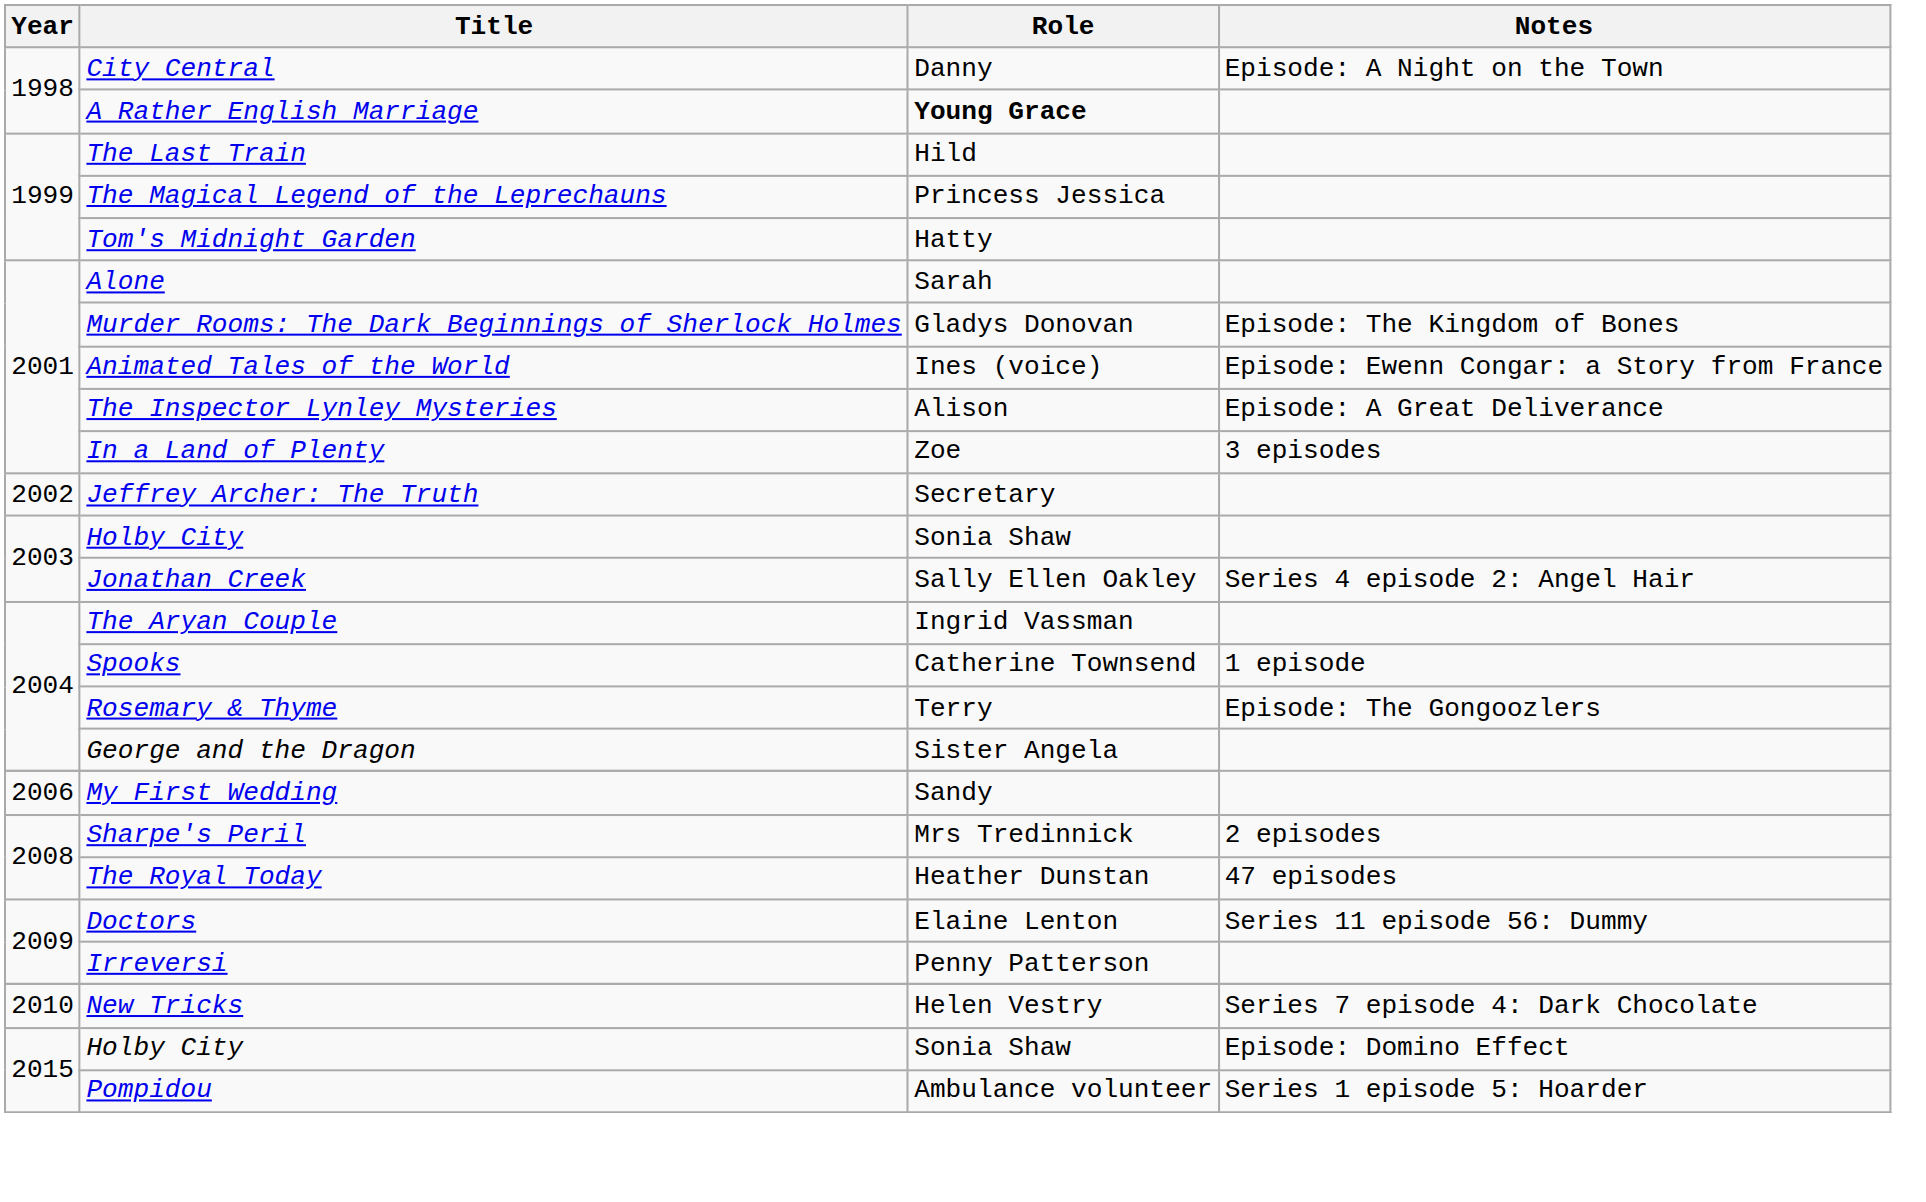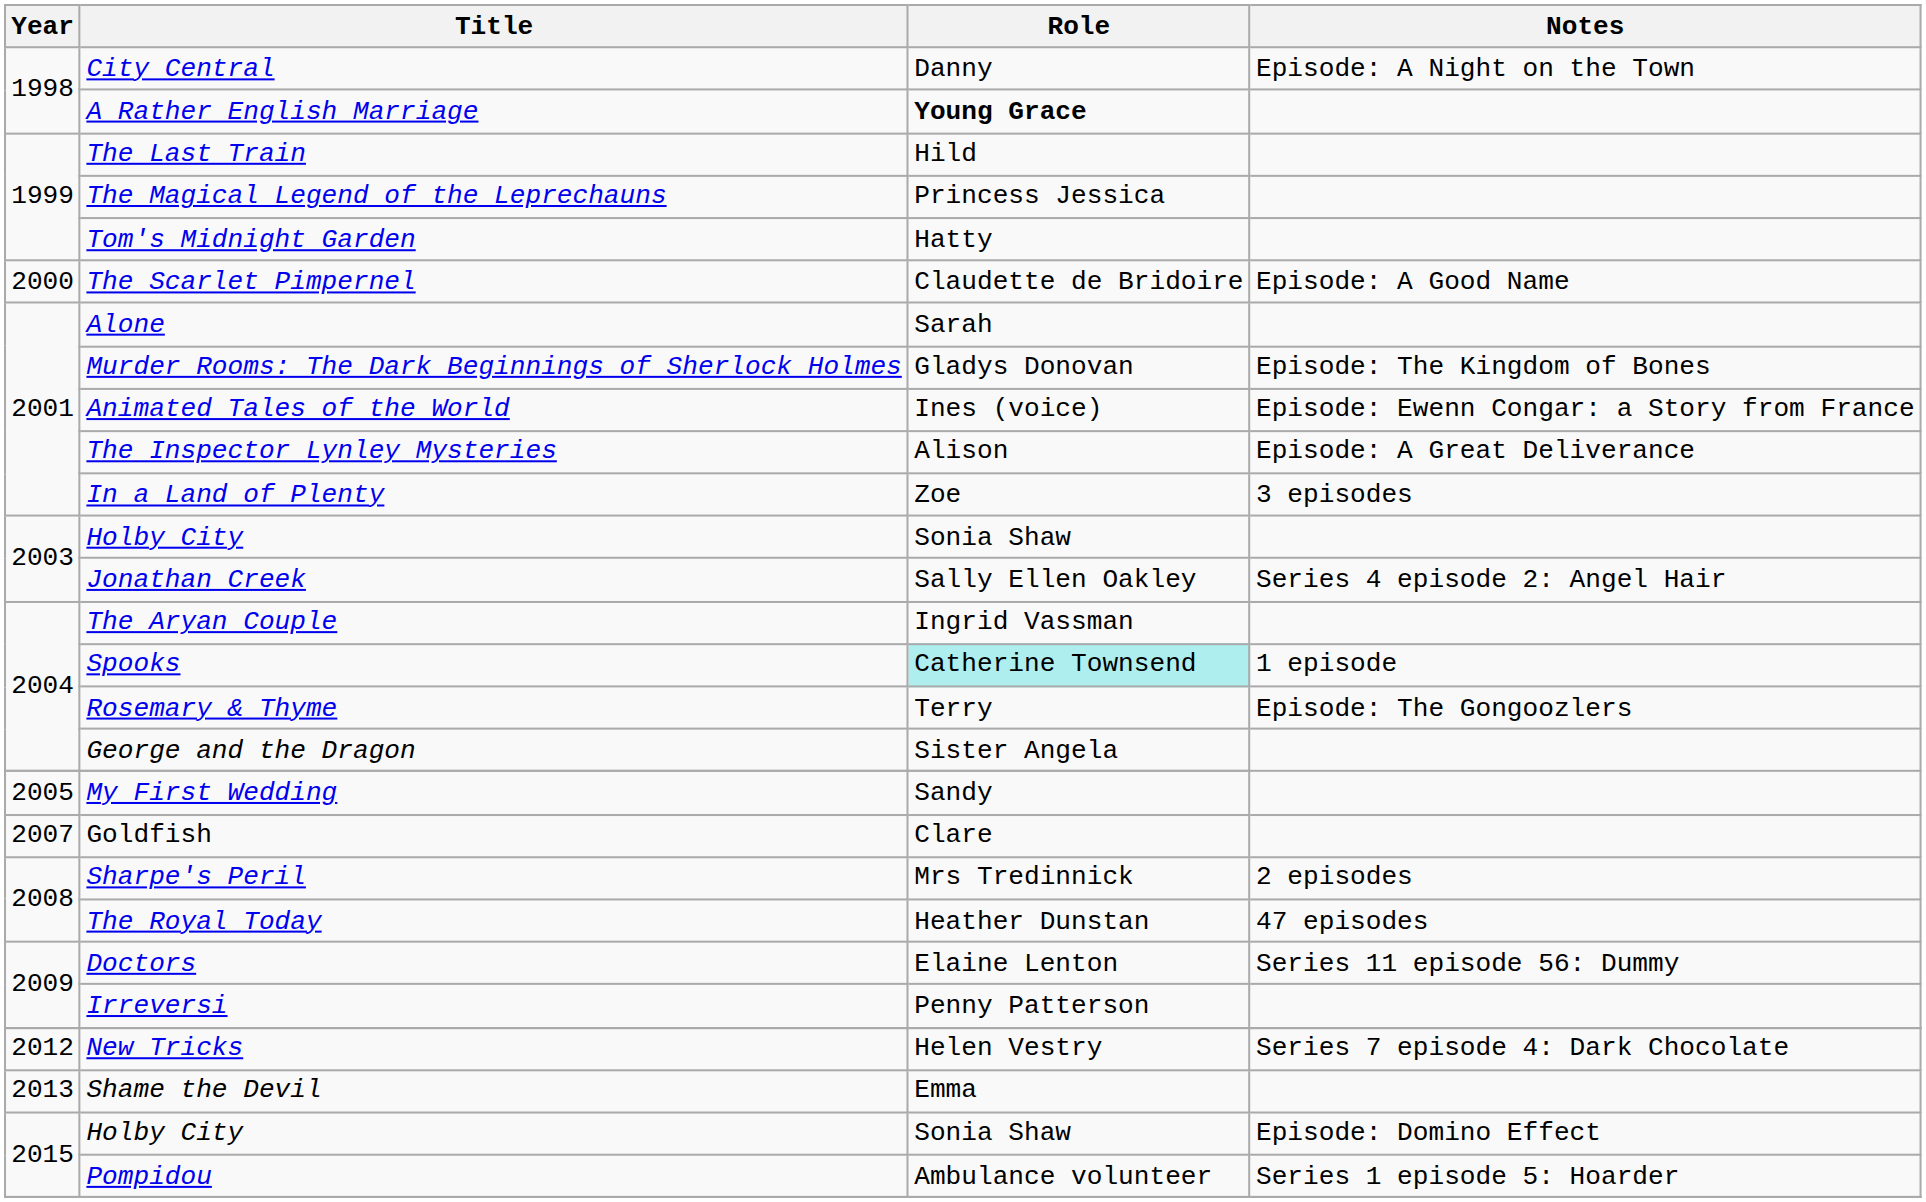+ row: (251, 282)
- row: (282, 495)
(1055, 665) no background -> (1055, 665) paleturquoise background
(43, 793) 2006 -> (43, 793) 2005
+ row: (149, 835)
(43, 1006) 2010 -> (43, 1048) 2012
+ row: (204, 1091)
